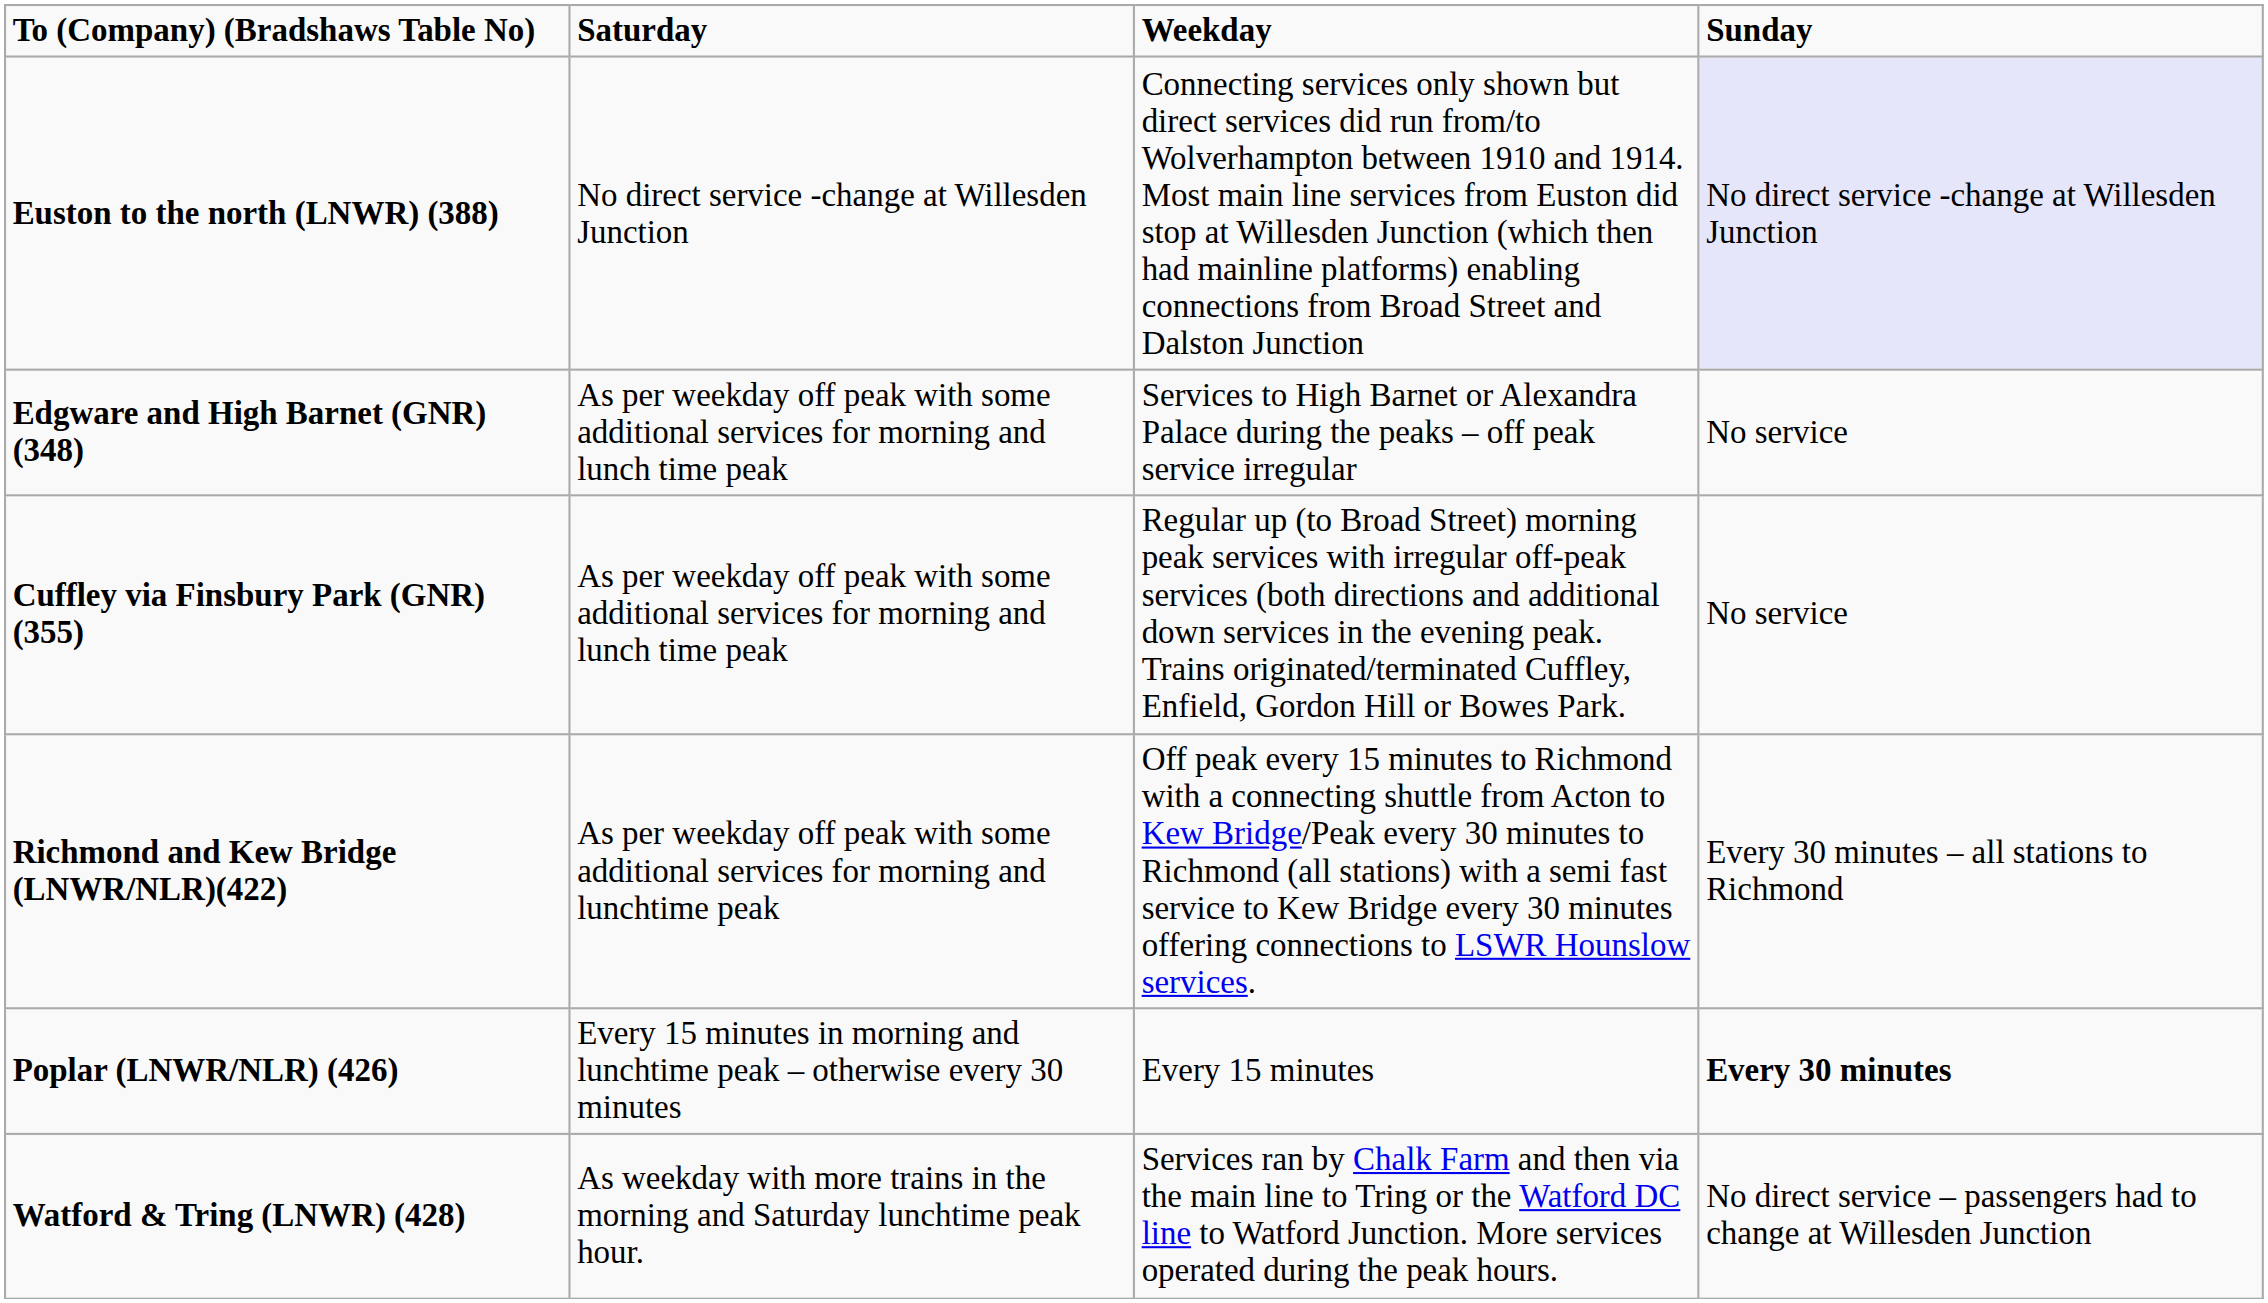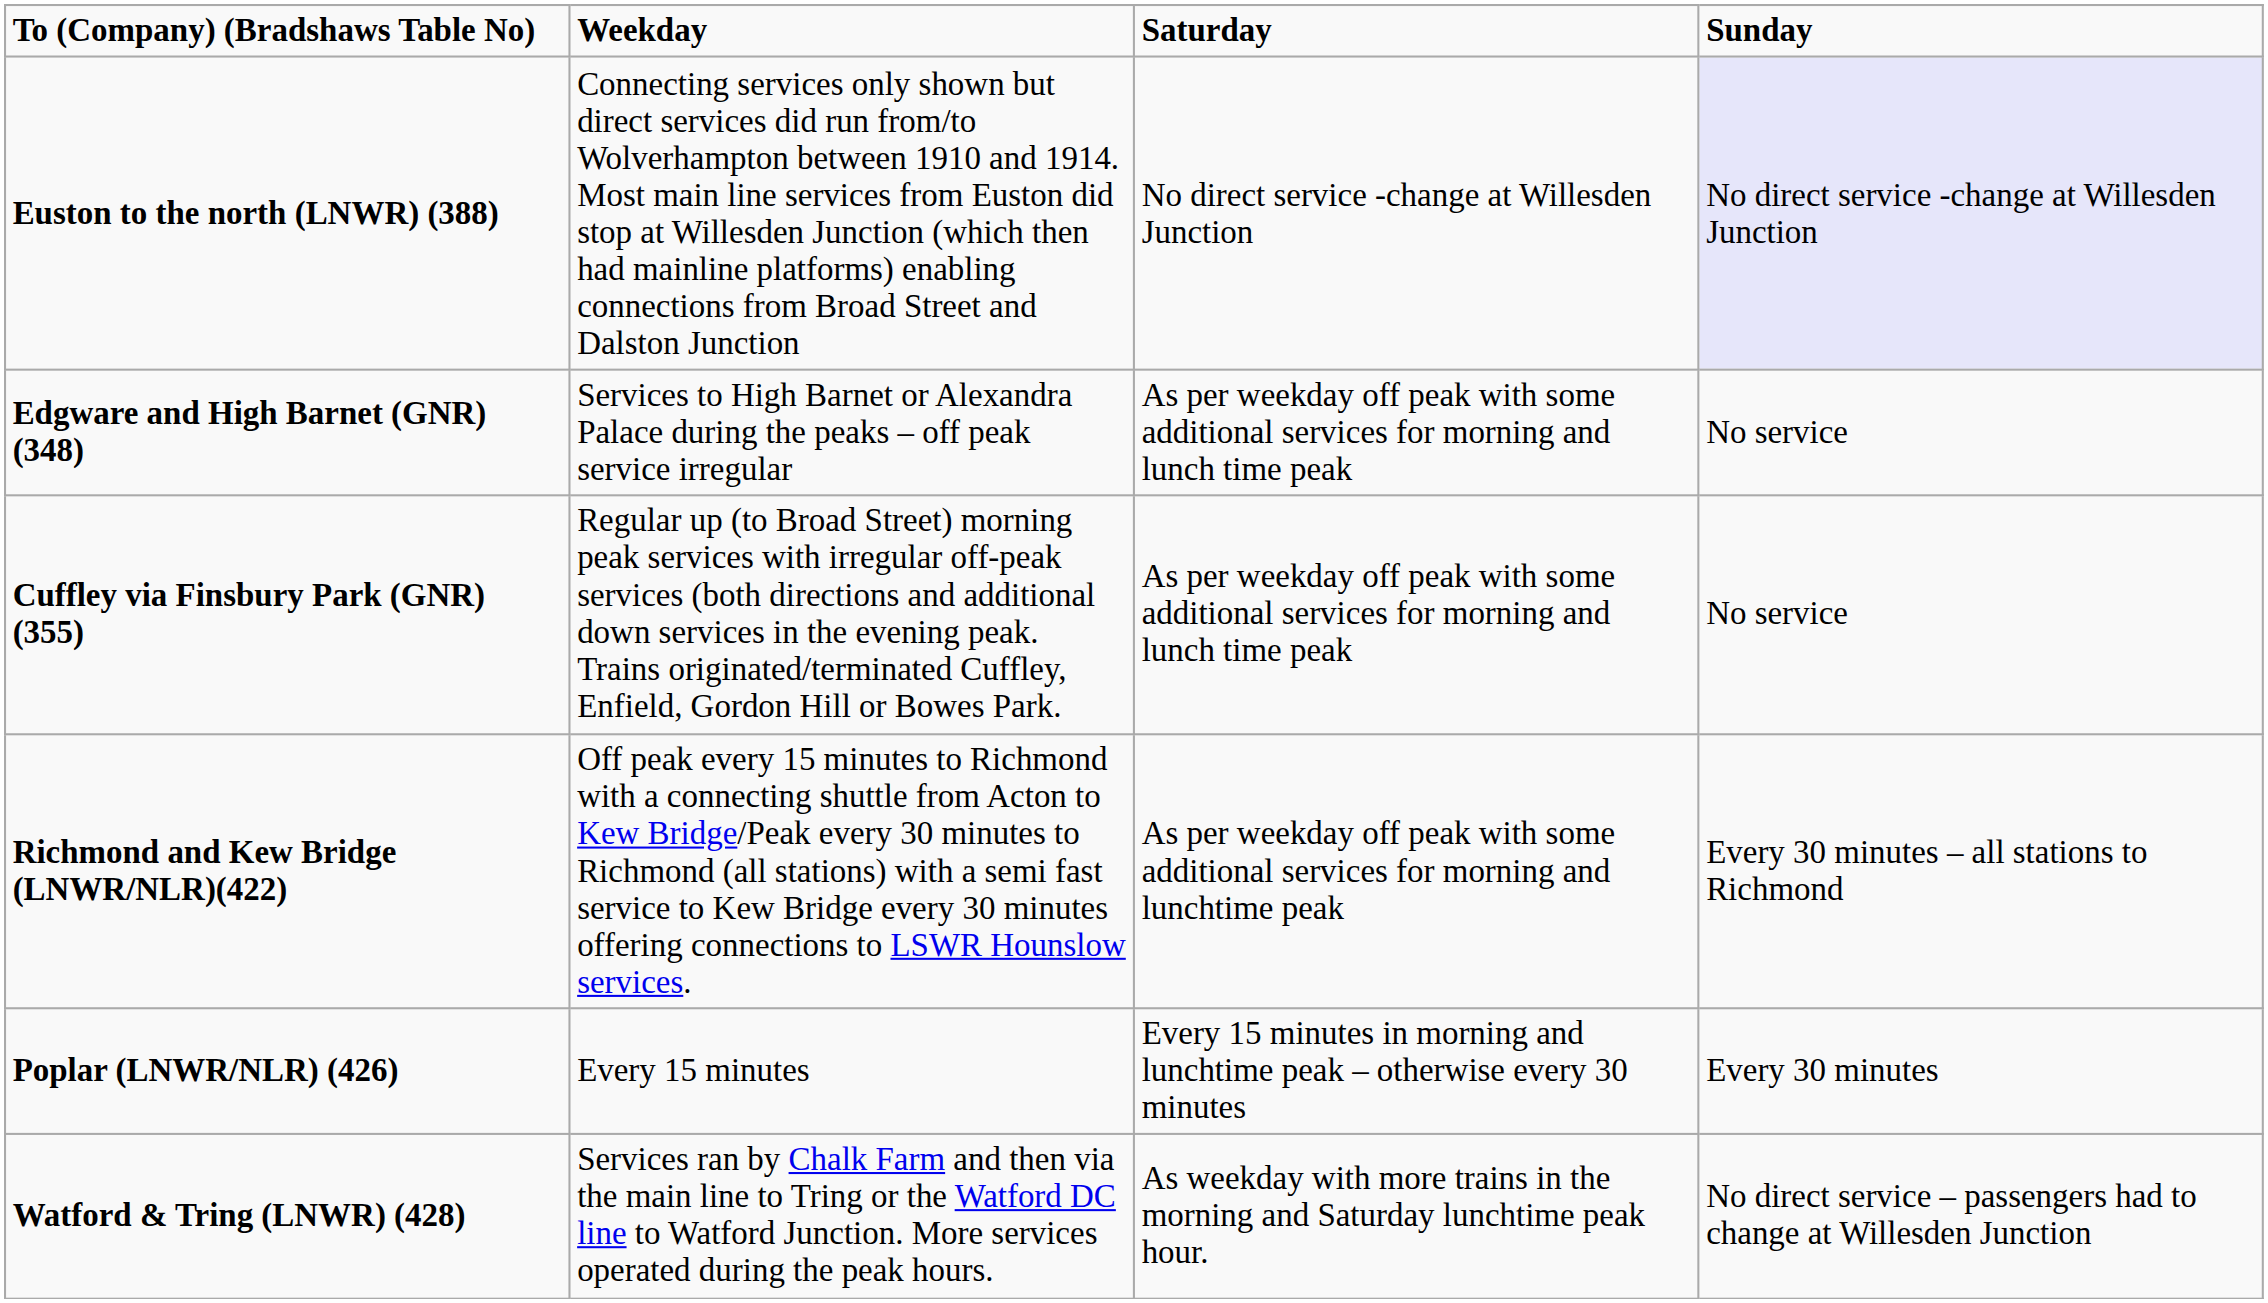columns swapped: (1207, 30) <-> (642, 30)
(1829, 1070) bold -> (1822, 1070) normal
